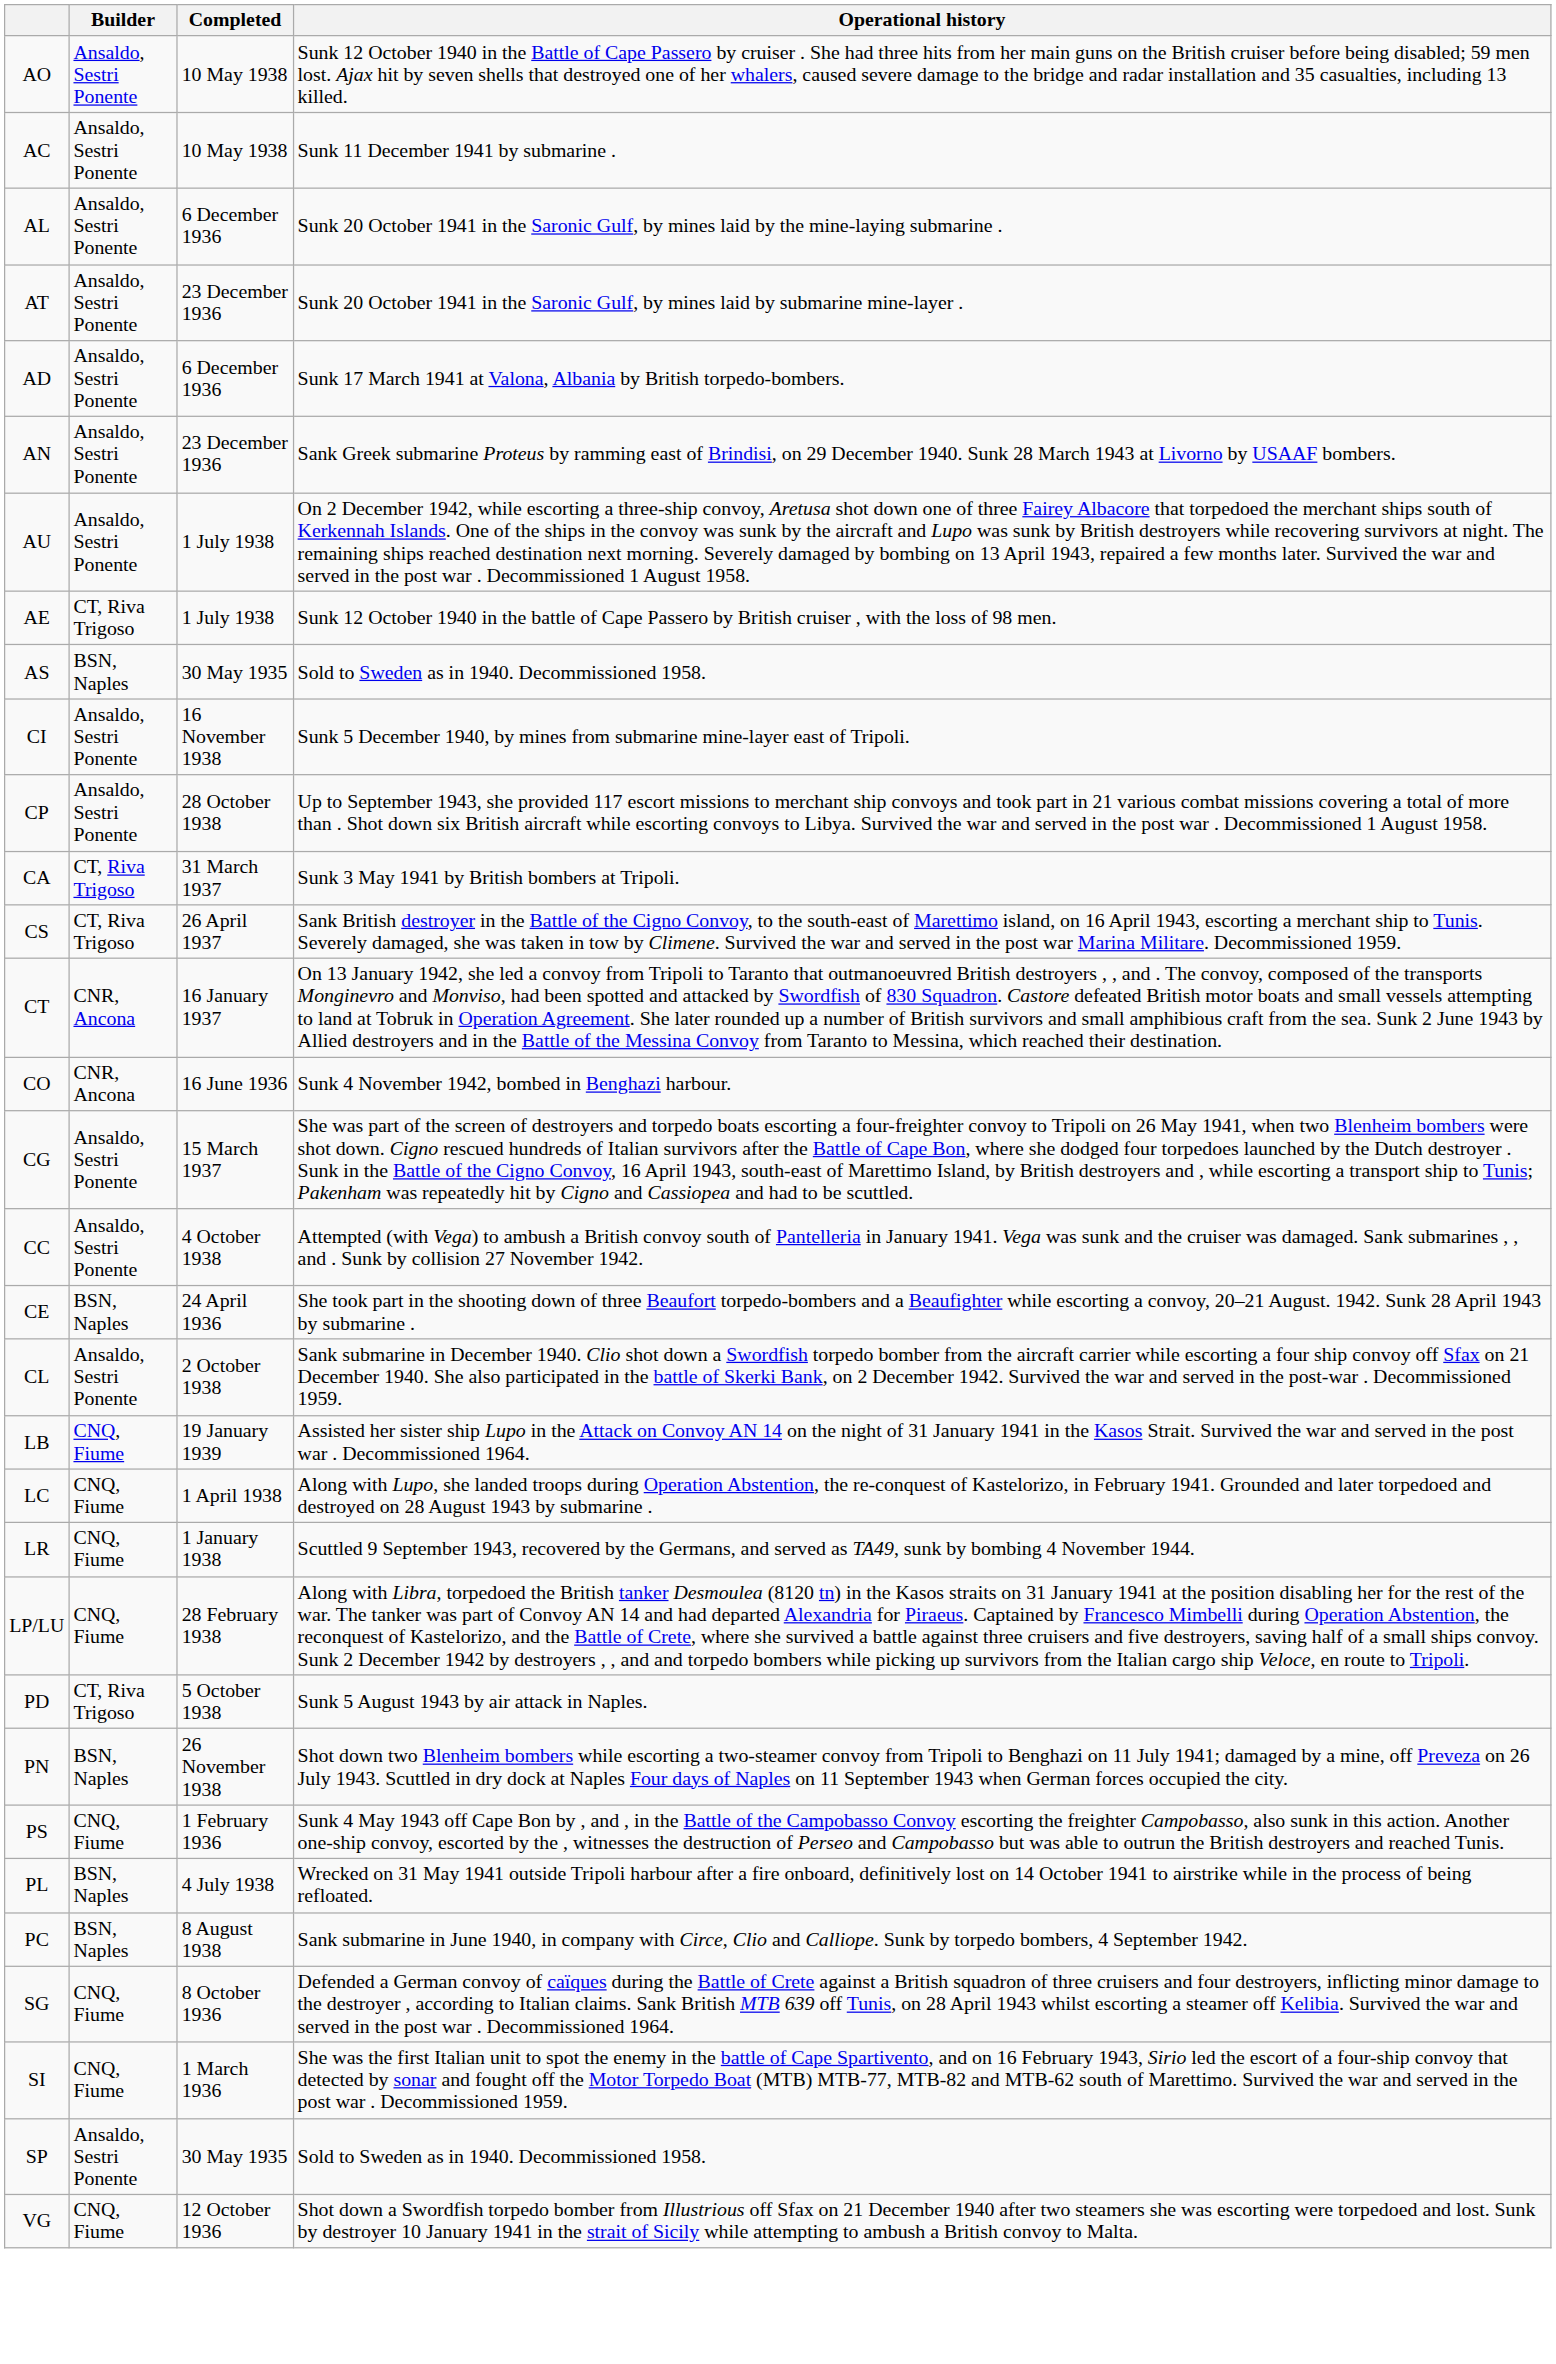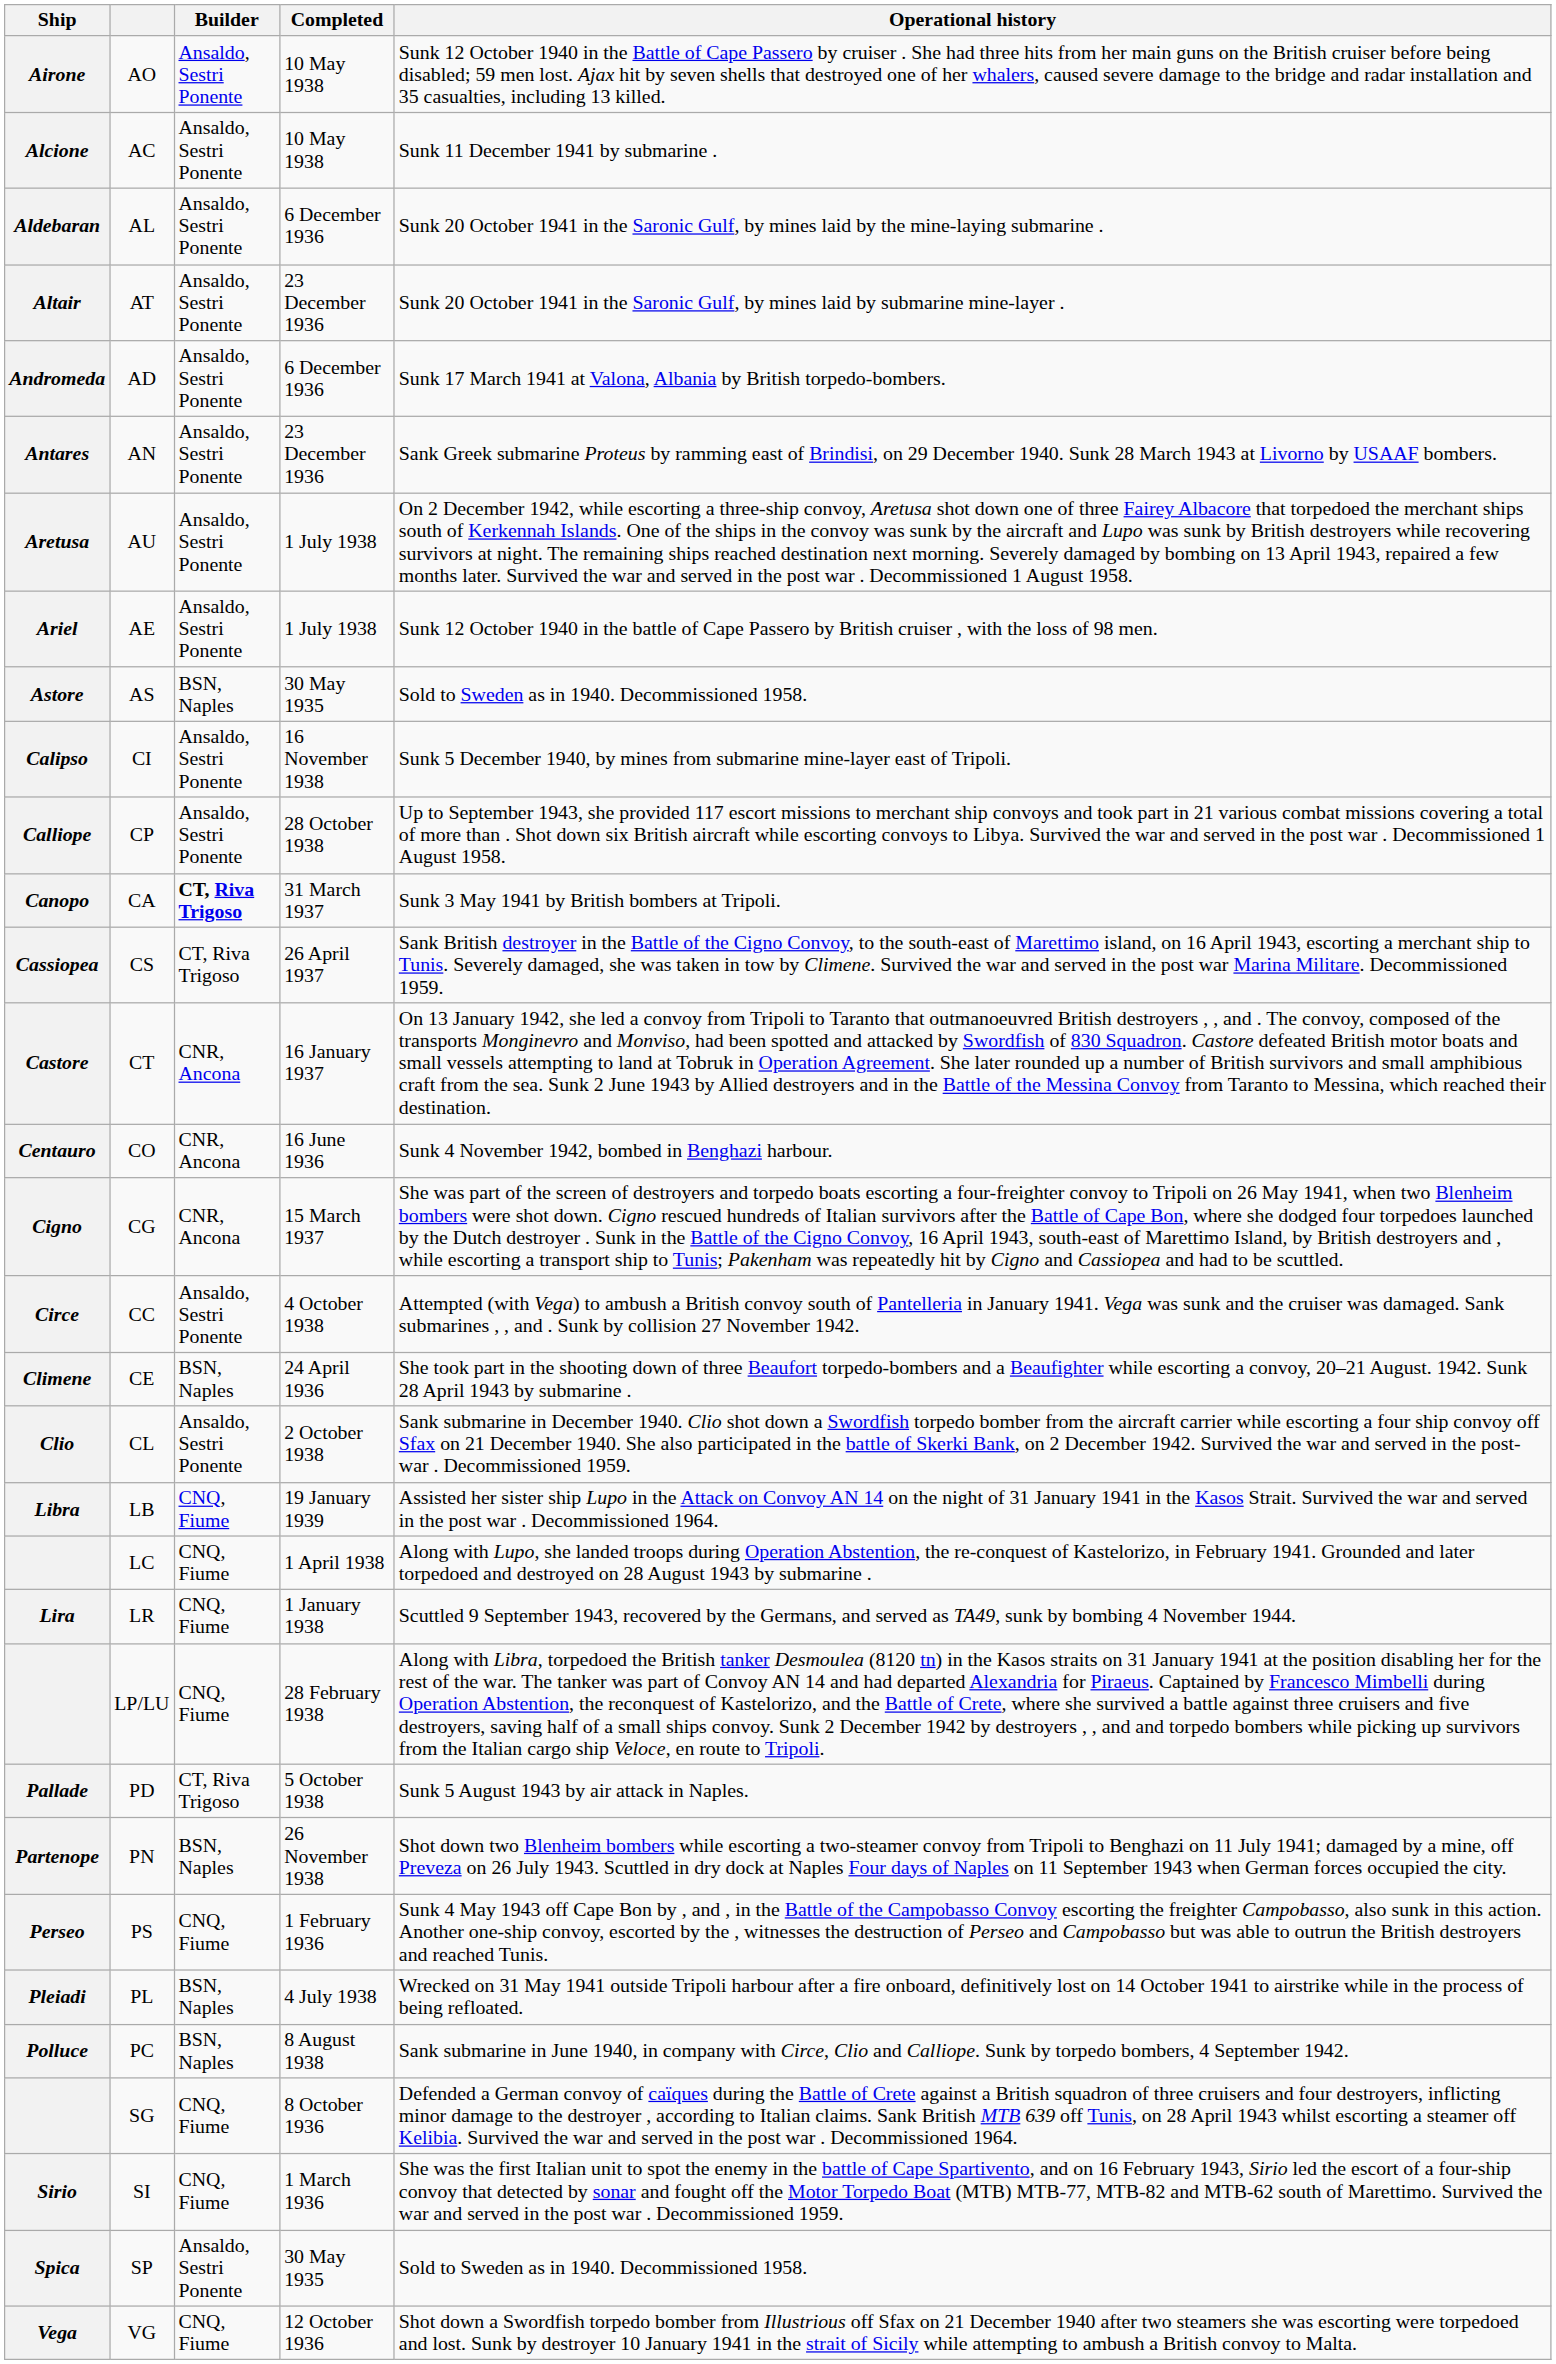+ column: (57, 20)
(109, 617) CT, Riva Trigoso -> (214, 629) Ansaldo, Sestri Ponente
(109, 877) normal -> (216, 900) bold
(109, 1159) Ansaldo, Sestri Ponente -> (209, 1226) CNR, Ancona
